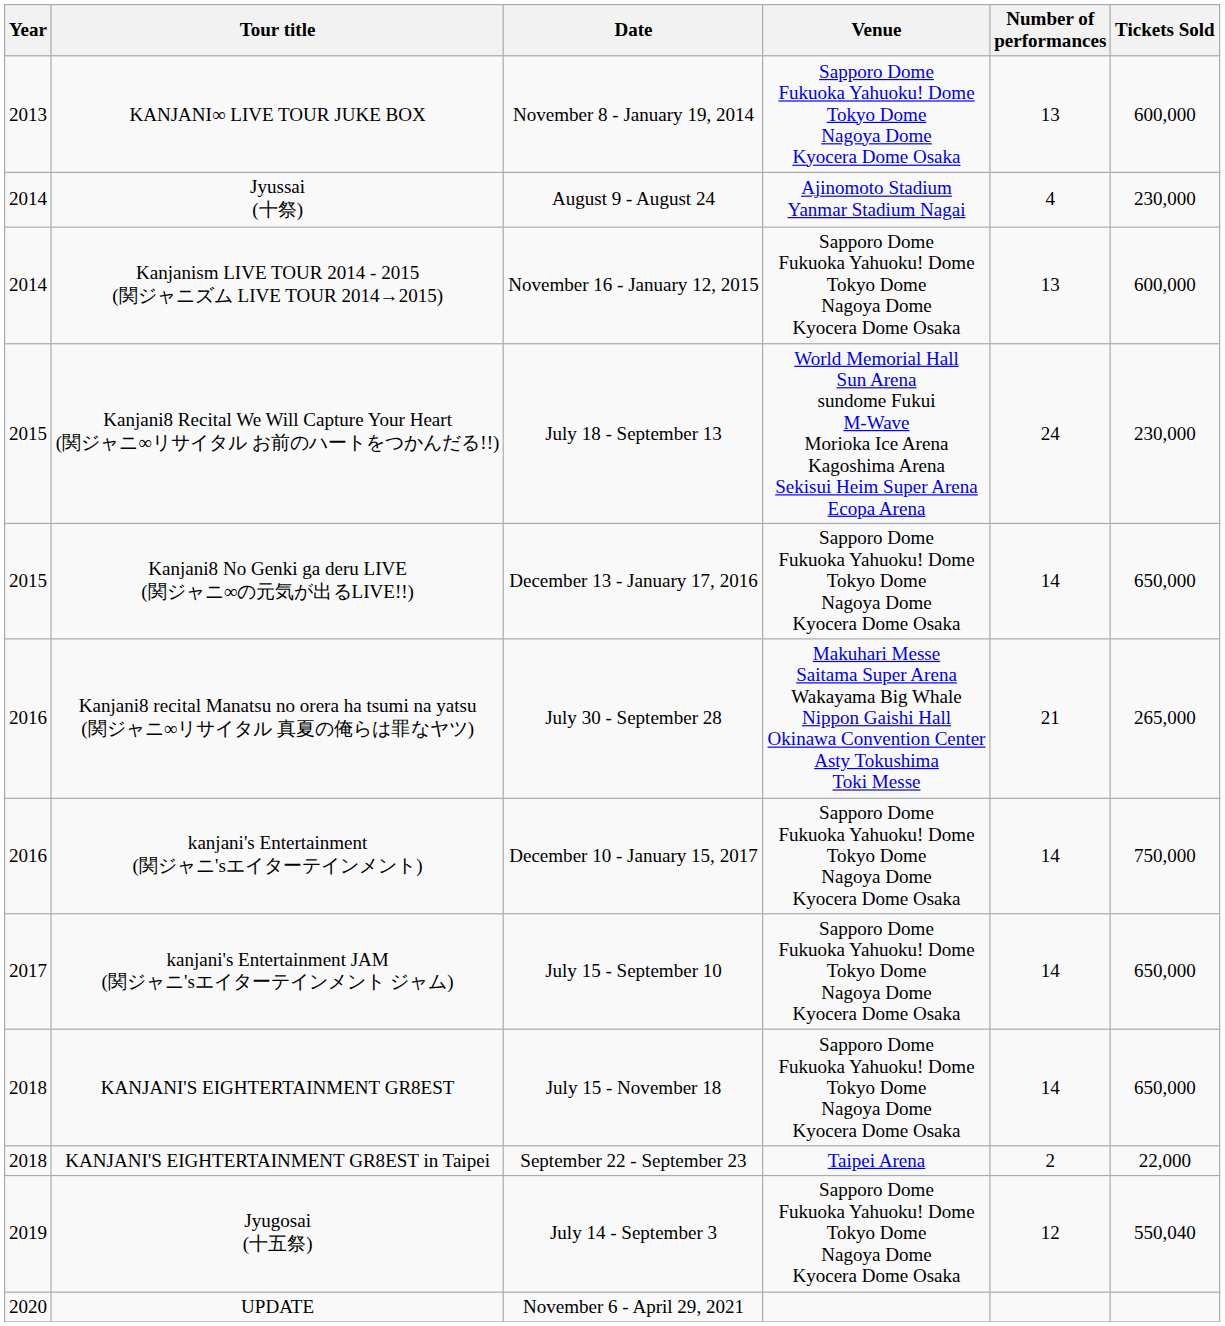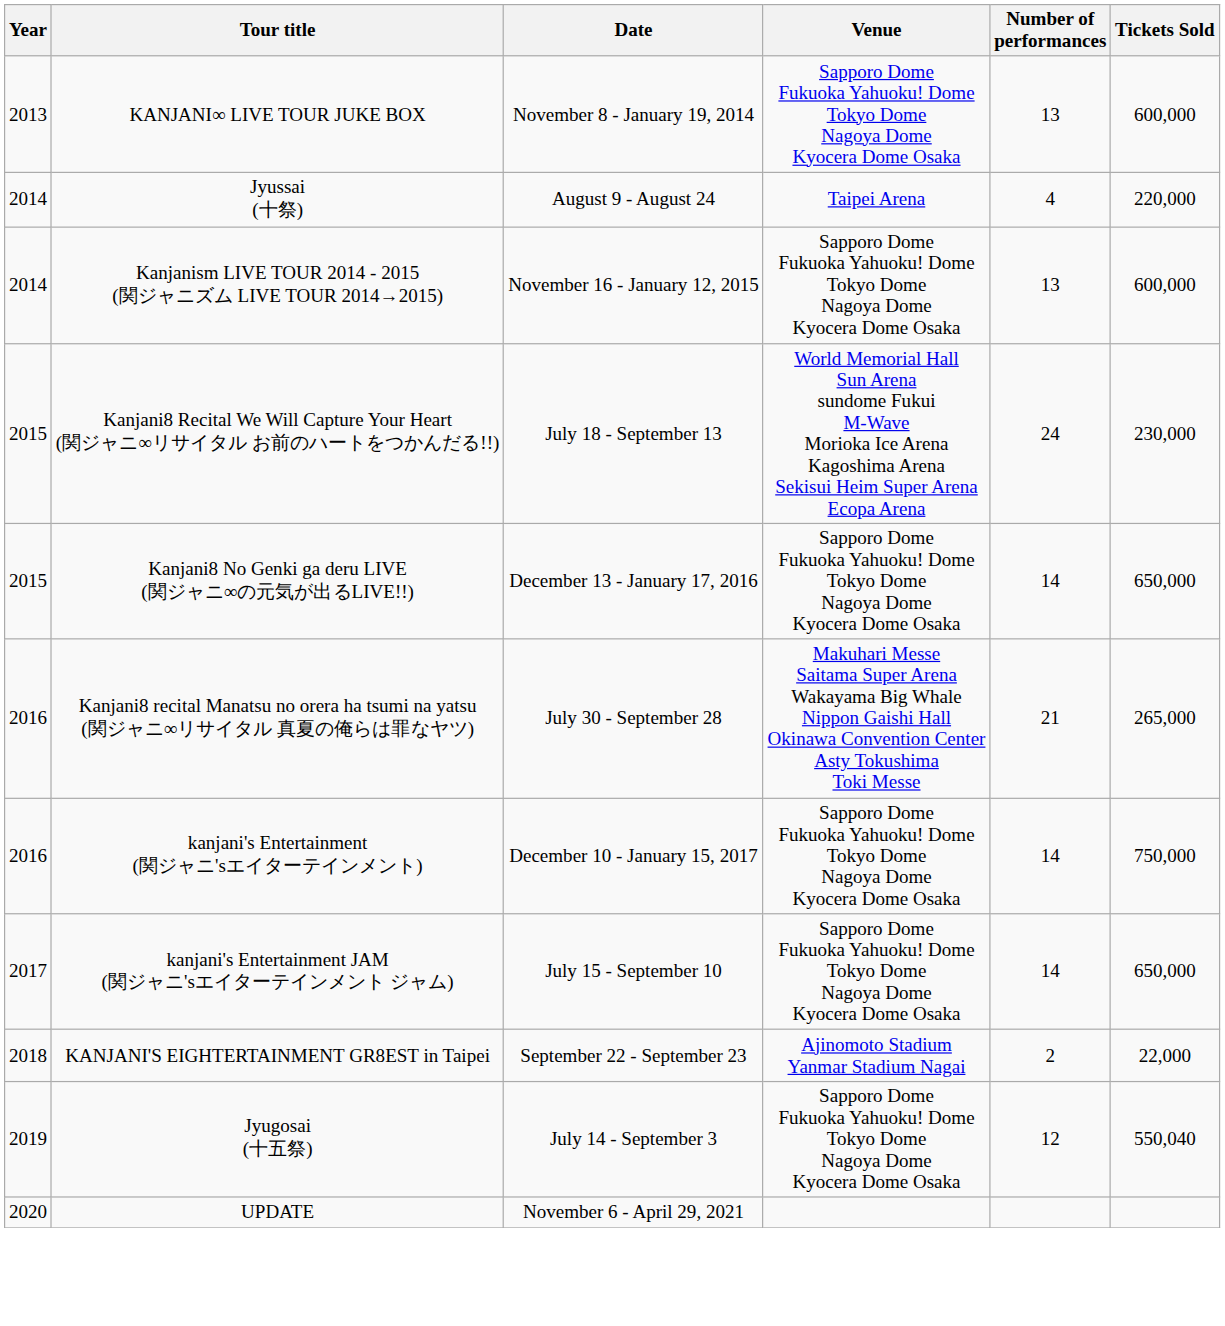(876, 199) Ajinomoto Stadium Yanmar Stadium Nagai -> (877, 199) Taipei Arena
(1165, 199) 230,000 -> (1165, 199) 220,000
- row: (278, 1087)
(877, 1160) Taipei Arena -> (876, 1055) Ajinomoto Stadium Yanmar Stadium Nagai
